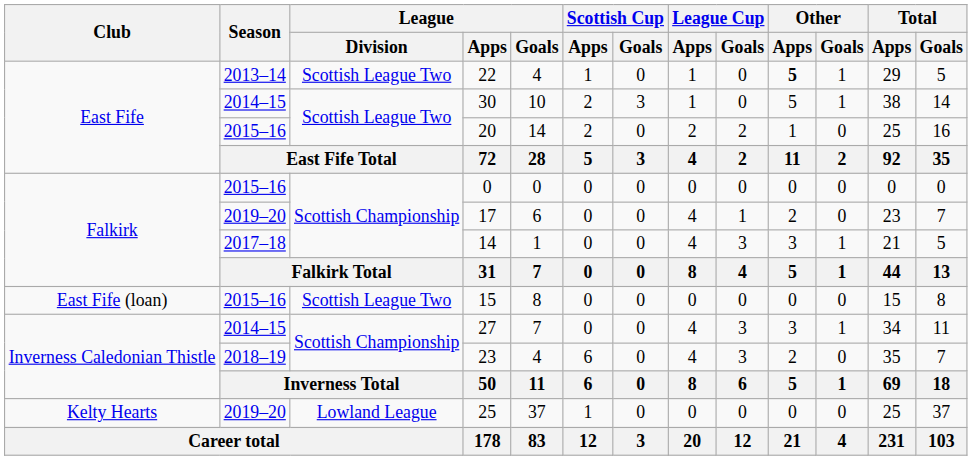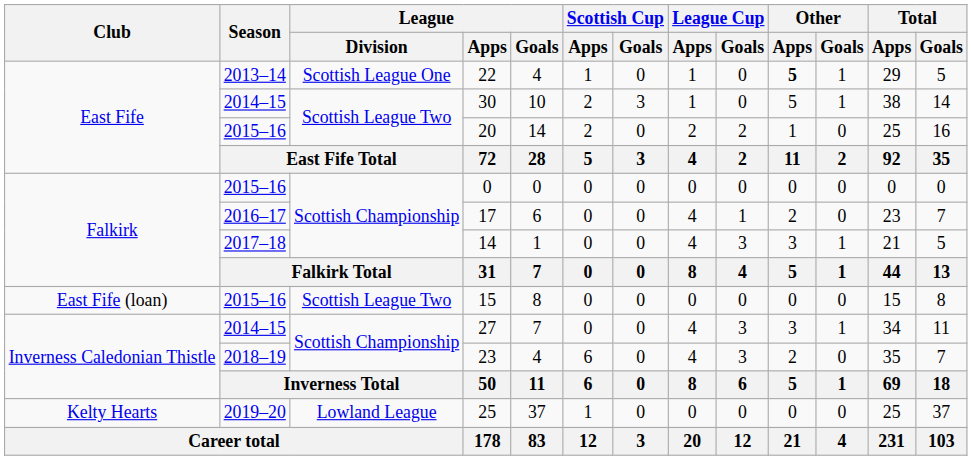(377, 74) Scottish League Two -> (377, 74) Scottish League One
(255, 215) 2019–20 -> (255, 215) 2016–17
